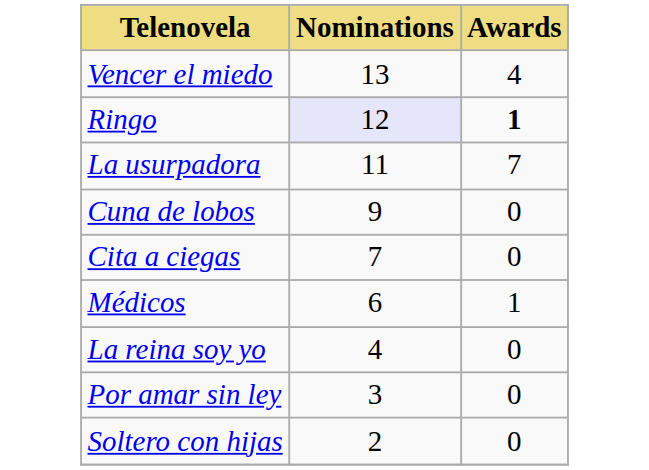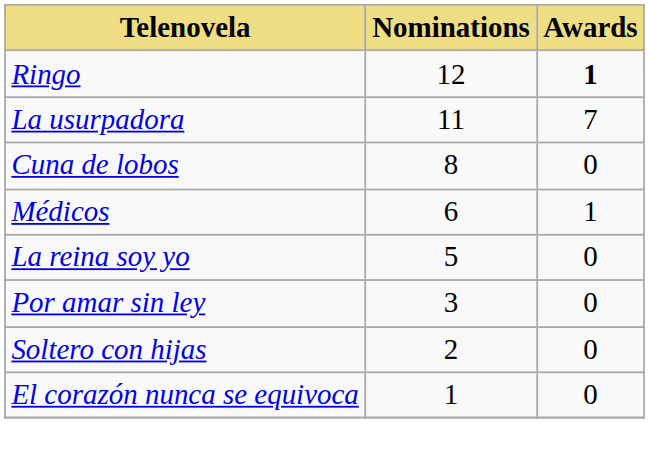- row: (180, 73)
(375, 119) lavender background -> (451, 73) no background
(375, 211) 9 -> (451, 165) 8
- row: (164, 257)
(375, 348) 4 -> (451, 257) 5
+ row: (185, 394)
